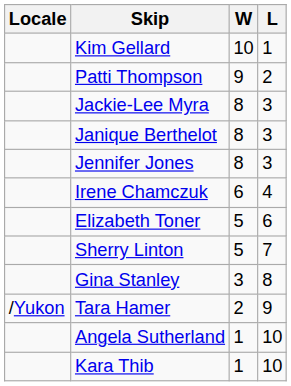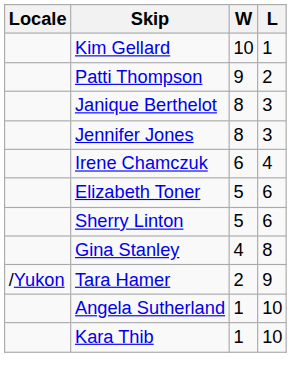- row: (142, 105)
(267, 250) 7 -> (267, 221) 6
(239, 279) 3 -> (239, 250) 4
